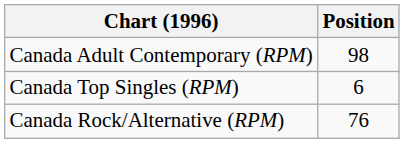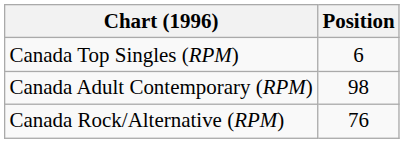rows swapped: (124, 87) <-> (161, 54)
